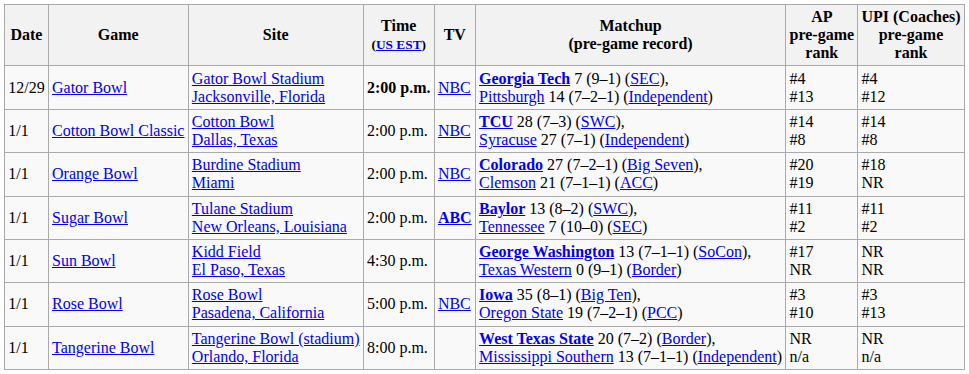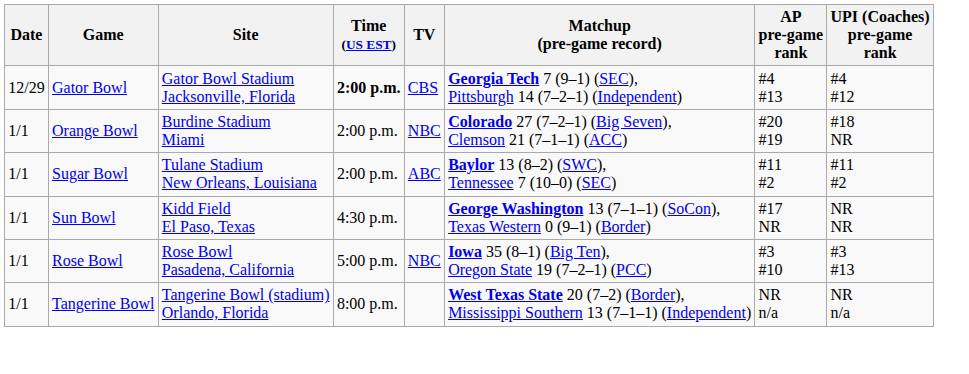(454, 87) NBC -> (423, 87) CBS
- row: (118, 130)
(455, 217) bold -> (424, 174) normal
